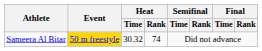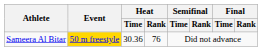(133, 39) 30.32 -> (133, 39) 30.36
(156, 39) 74 -> (156, 39) 76
